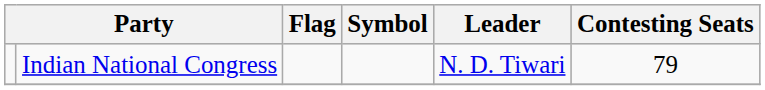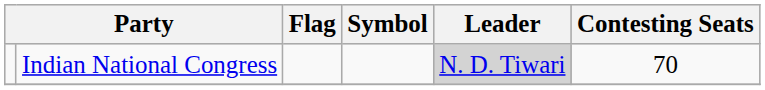(502, 63) no background -> (502, 63) lightgrey background
(665, 63) 79 -> (665, 63) 70
